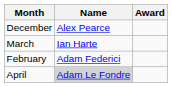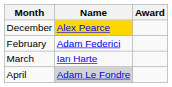(83, 28) no background -> (83, 28) gold background
rows swapped: (26, 59) <-> (20, 44)
